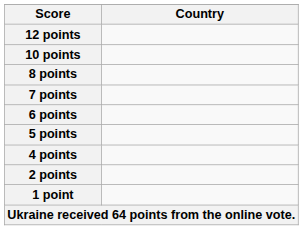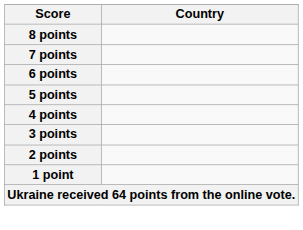- row: (53, 34)
- row: (53, 54)
+ row: (53, 134)
